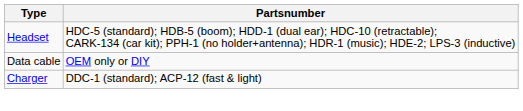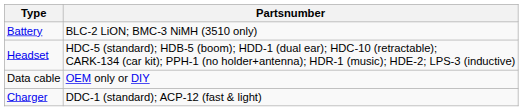+ row: (25, 31)
